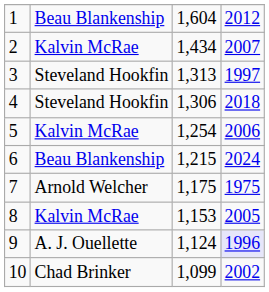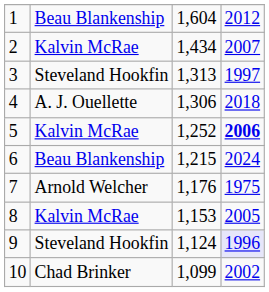(101, 103) Steveland Hookfin -> (86, 103) A. J. Ouellette
(196, 131) 1,254 -> (196, 131) 1,252
(242, 131) normal -> (242, 131) bold
(196, 187) 1,175 -> (196, 187) 1,176
(86, 243) A. J. Ouellette -> (101, 243) Steveland Hookfin
